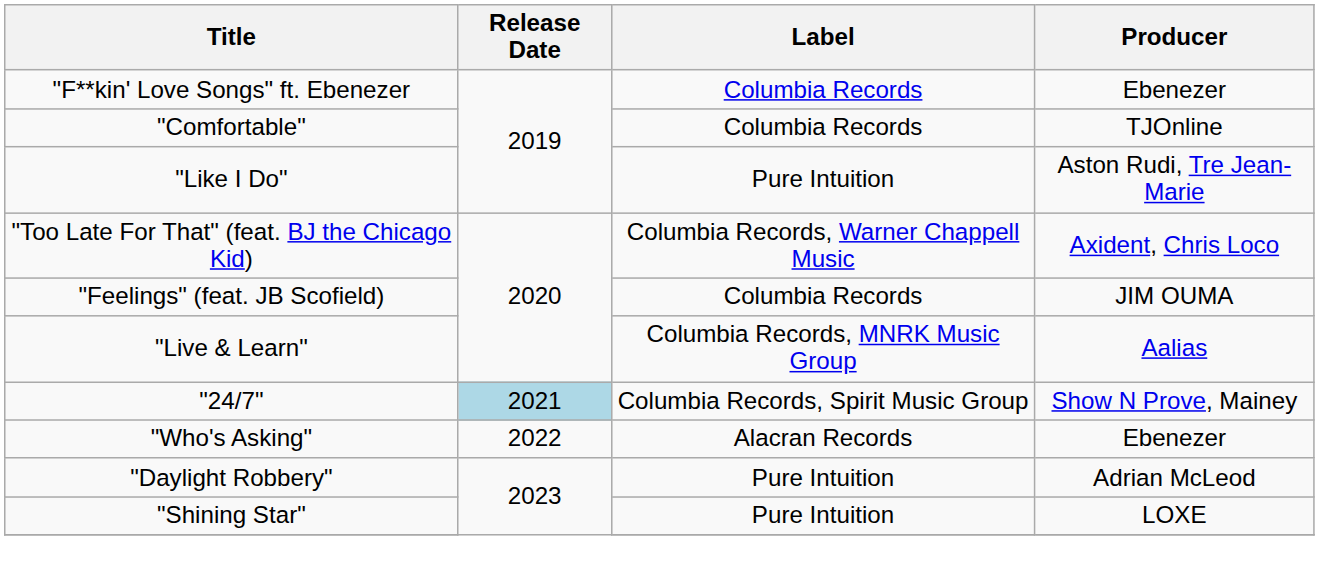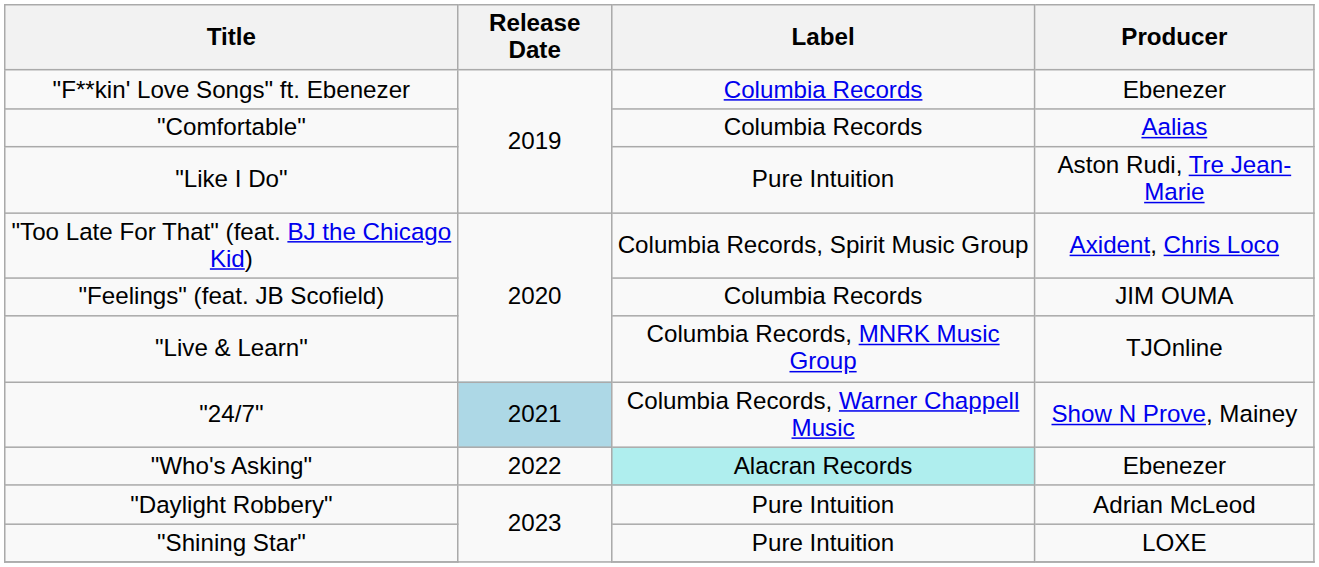(1174, 127) TJOnline -> (1174, 127) Aalias
(823, 244) Columbia Records, Warner Chappell Music -> (823, 244) Columbia Records, Spirit Music Group
(1174, 348) Aalias -> (1174, 348) TJOnline
(823, 400) Columbia Records, Spirit Music Group -> (823, 414) Columbia Records, Warner Chappell Music
(823, 438) no background -> (823, 466) paleturquoise background
